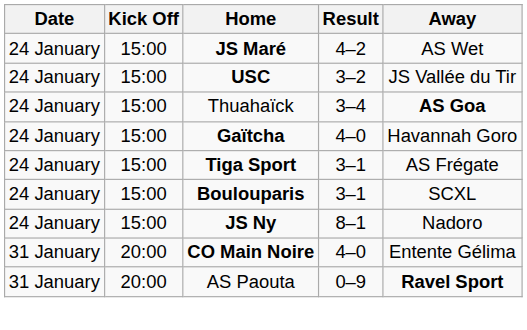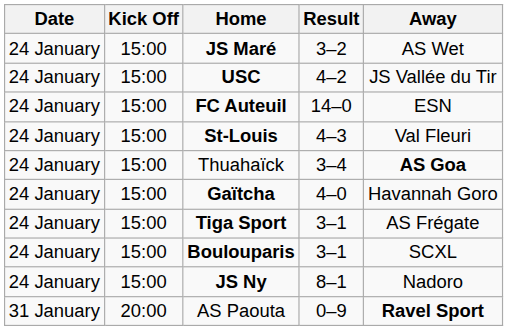(351, 48) 4–2 -> (331, 48) 3–2
(351, 77) 3–2 -> (331, 77) 4–2
+ row: (241, 106)
+ row: (241, 135)
- row: (251, 252)
